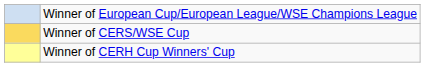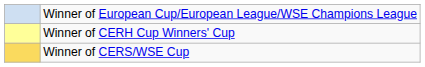rows swapped: (139, 52) <-> (116, 33)
